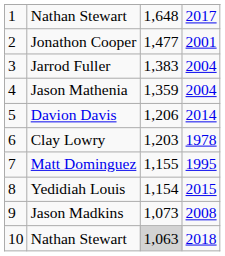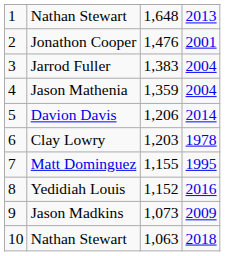(201, 16) 2017 -> (201, 16) 2013
(161, 41) 1,477 -> (161, 41) 1,476
(161, 189) 1,154 -> (161, 189) 1,152
(201, 189) 2015 -> (201, 189) 2016
(201, 213) 2008 -> (201, 213) 2009
(161, 238) lightgrey background -> (161, 238) no background
